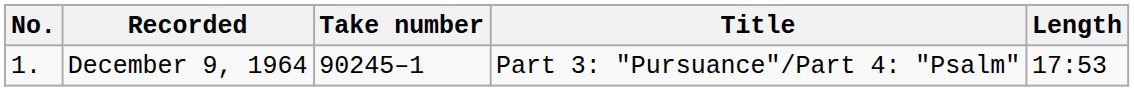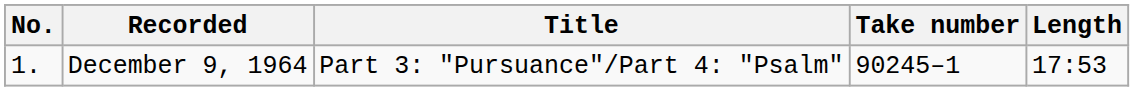columns swapped: (402, 25) <-> (758, 25)
